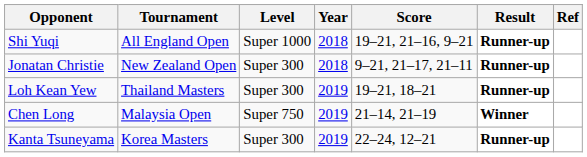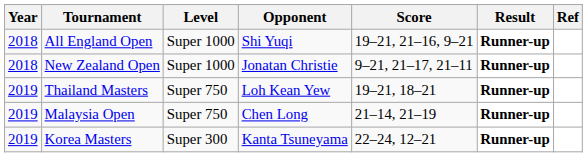columns swapped: (333, 17) <-> (61, 17)
(274, 66) Super 300 -> (201, 66) Super 1000
(274, 90) Super 300 -> (197, 90) Super 750
(504, 114) Winner -> (515, 114) Runner-up
